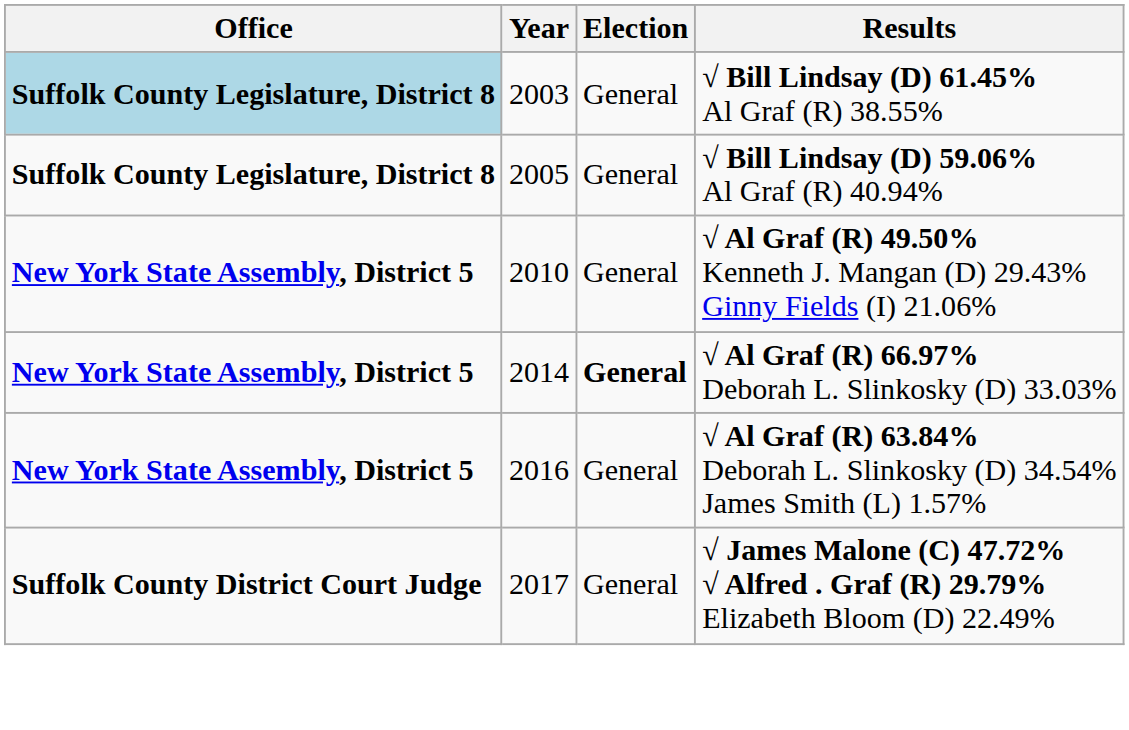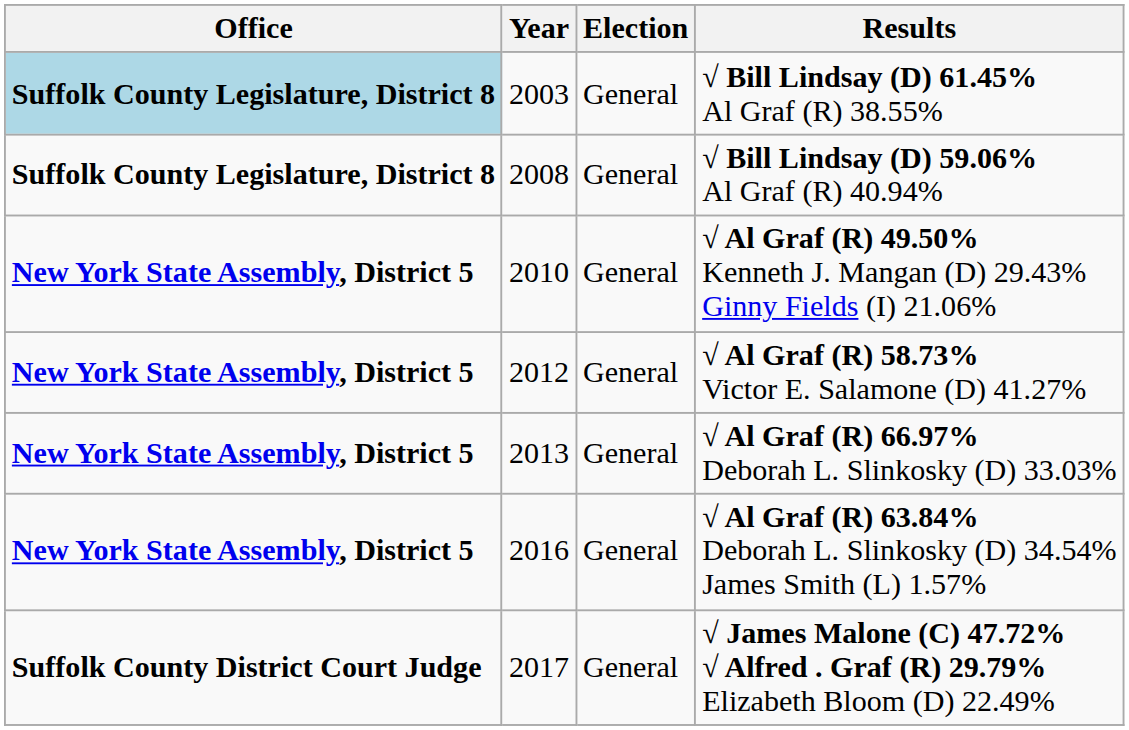(539, 174) 2005 -> (539, 174) 2008
+ row: (894, 371)
(539, 371) 2014 -> (539, 452) 2013
(635, 371) bold -> (631, 452) normal
